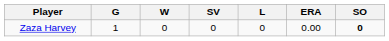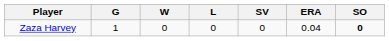columns swapped: (262, 12) <-> (213, 12)
(311, 28) 0.00 -> (311, 28) 0.04
